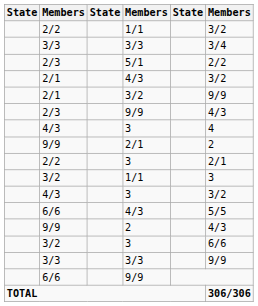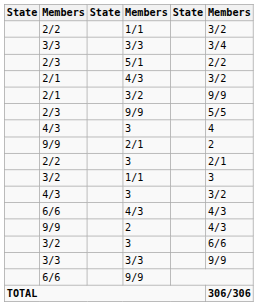(217, 112) 4/3 -> (217, 112) 5/5
(217, 211) 5/5 -> (217, 211) 4/3
